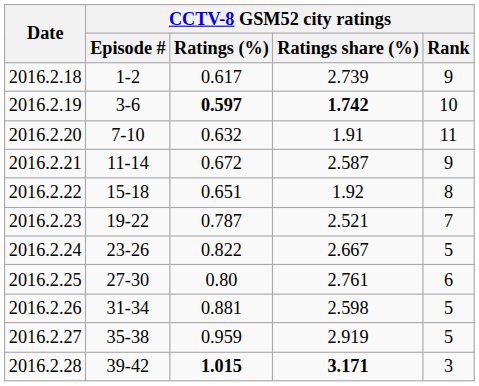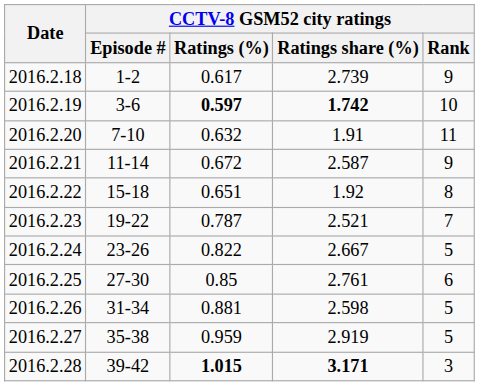(221, 279) 0.80 -> (221, 279) 0.85
